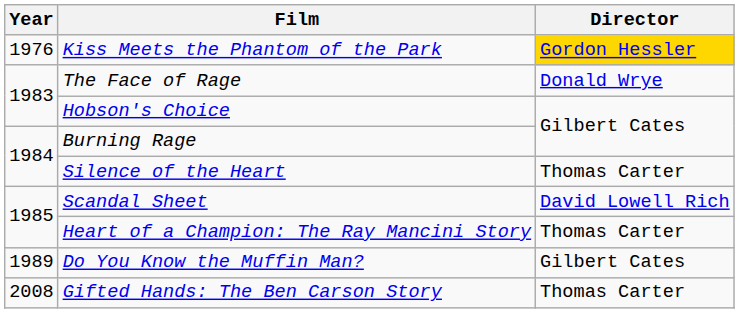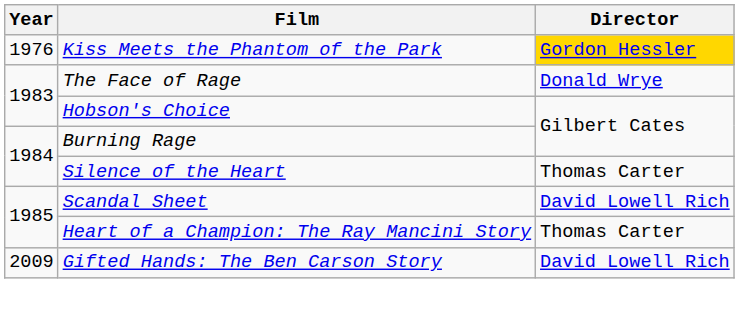- row: (213, 262)
(31, 293) 2008 -> (31, 262) 2009
(613, 293) Thomas Carter -> (635, 262) David Lowell Rich
